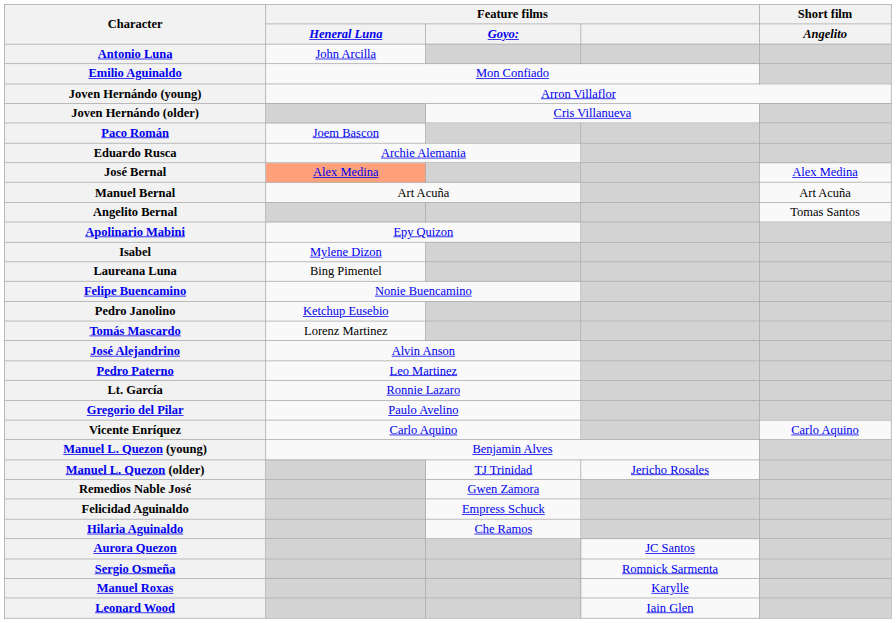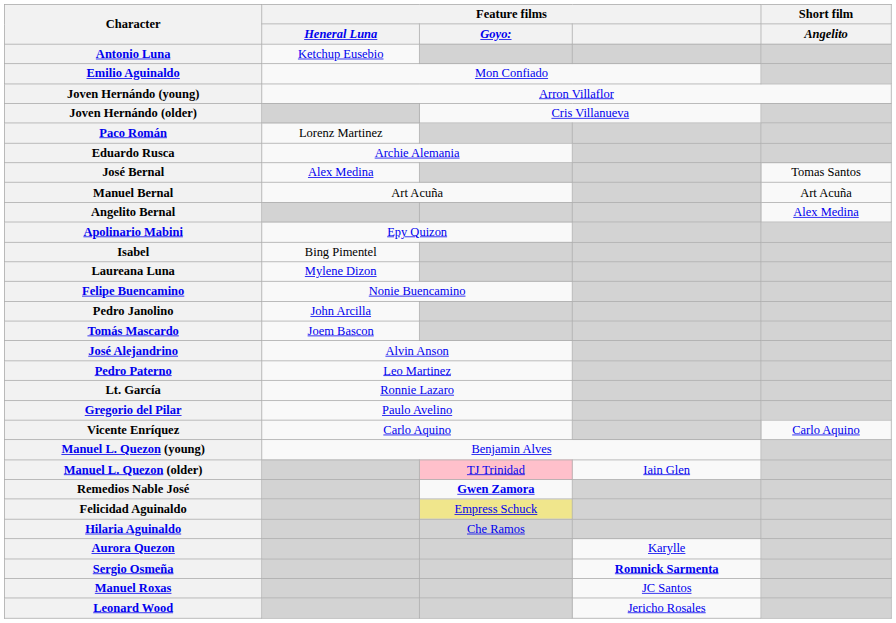(346, 53) John Arcilla -> (341, 53) Ketchup Eusebio
(346, 133) Joem Bascon -> (341, 133) Lorenz Martinez
(346, 172) lightsalmon background -> (341, 172) no background
(825, 172) Alex Medina -> (826, 172) Tomas Santos
(825, 212) Tomas Santos -> (826, 212) Alex Medina
(346, 251) Mylene Dizon -> (341, 251) Bing Pimentel
(346, 271) Bing Pimentel -> (341, 271) Mylene Dizon
(346, 311) Ketchup Eusebio -> (341, 311) John Arcilla
(346, 331) Lorenz Martinez -> (341, 331) Joem Bascon
(503, 469) no background -> (496, 469) pink background
(670, 469) Jericho Rosales -> (667, 469) Iain Glen
(503, 489) normal -> (496, 489) bold
(503, 509) no background -> (496, 509) khaki background
(503, 529) no background -> (496, 529) lightgrey background
(670, 548) JC Santos -> (667, 548) Karylle
(670, 568) normal -> (667, 568) bold
(670, 588) Karylle -> (667, 588) JC Santos
(670, 608) Iain Glen -> (667, 608) Jericho Rosales
